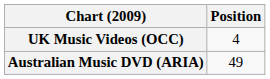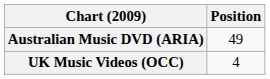rows swapped: (106, 62) <-> (106, 39)
